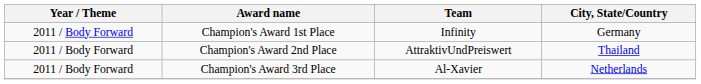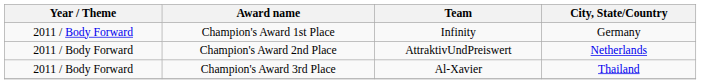(619, 50) Thailand -> (619, 50) Netherlands
(619, 69) Netherlands -> (619, 69) Thailand
